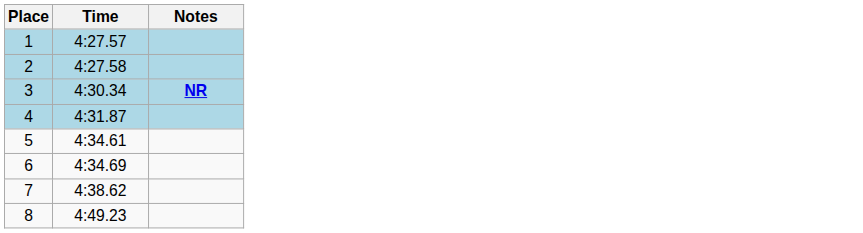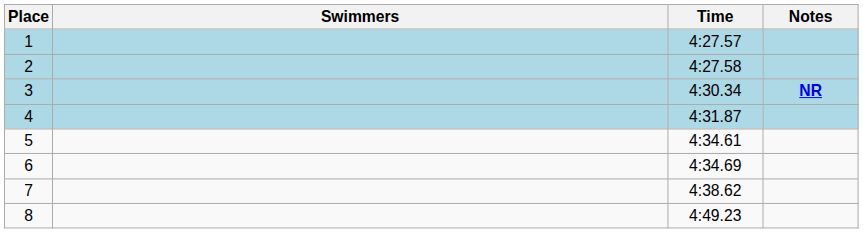+ column: (360, 16)
